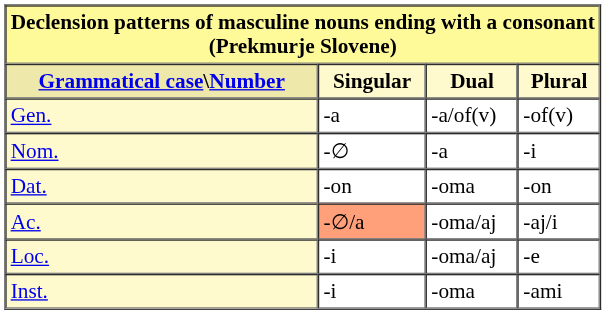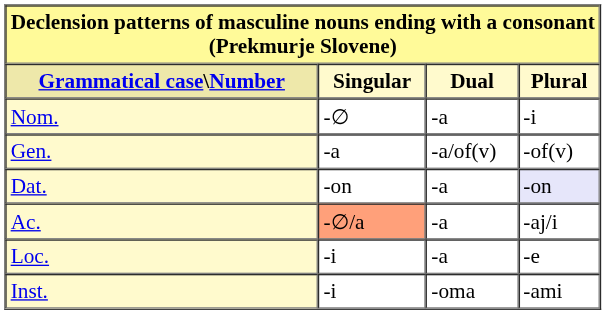rows swapped: (35, 150) <-> (31, 115)
(453, 186) -oma -> (440, 186) -a
(538, 186) no background -> (538, 186) lavender background
(464, 221) -oma/aj -> (440, 221) -a
(464, 256) -oma/aj -> (440, 256) -a
